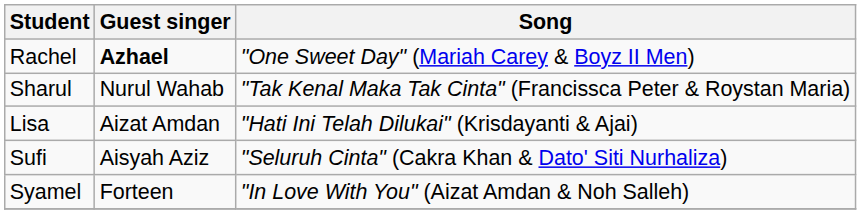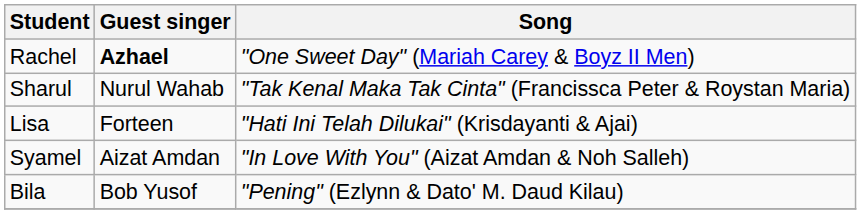(160, 124) Aizat Amdan -> (137, 124) Forteen
- row: (28, 158)
(137, 192) Forteen -> (160, 158) Aizat Amdan
+ row: (28, 192)
